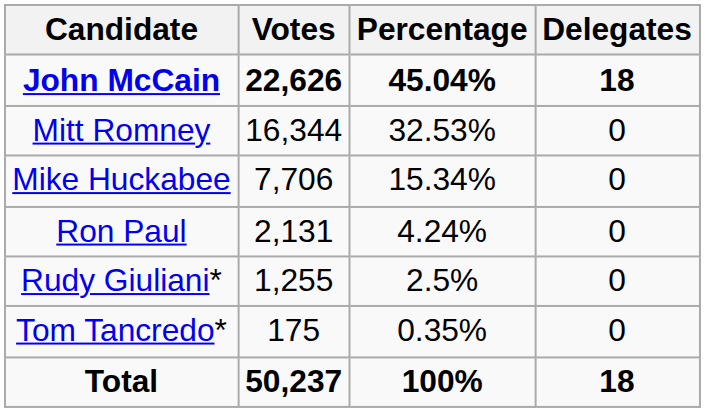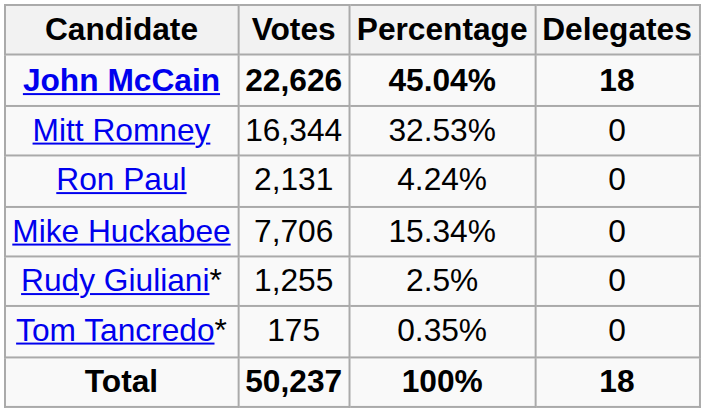rows swapped: (121, 180) <-> (121, 230)
